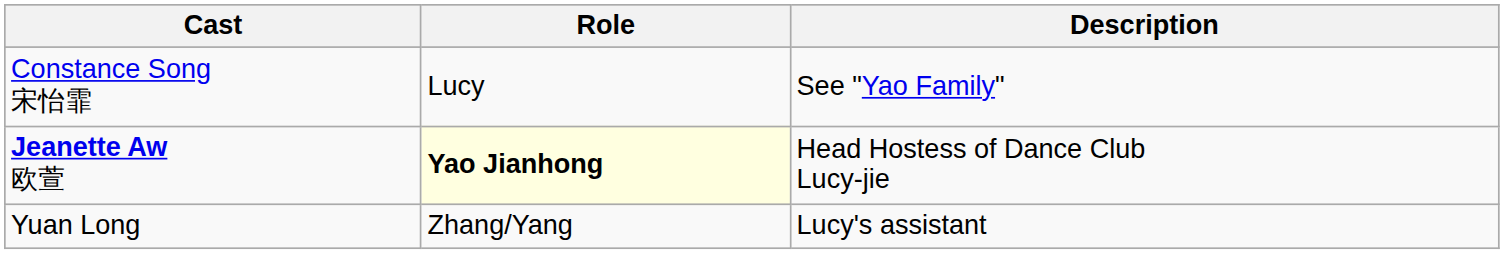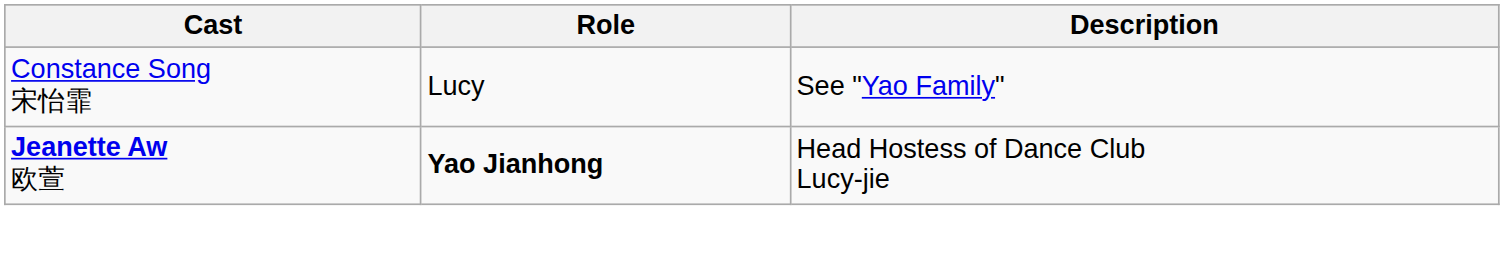(515, 164) lightyellow background -> (515, 164) no background
- row: (76, 225)
